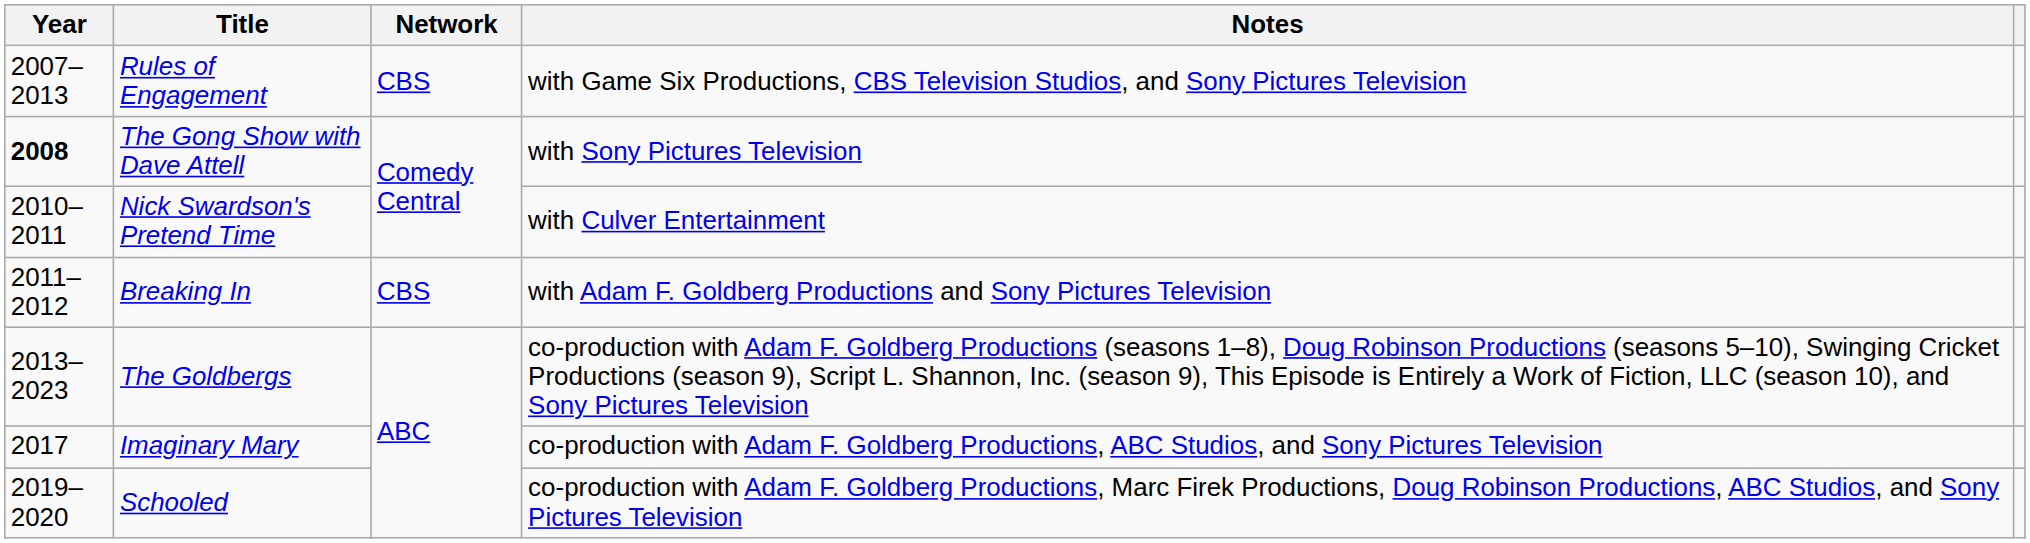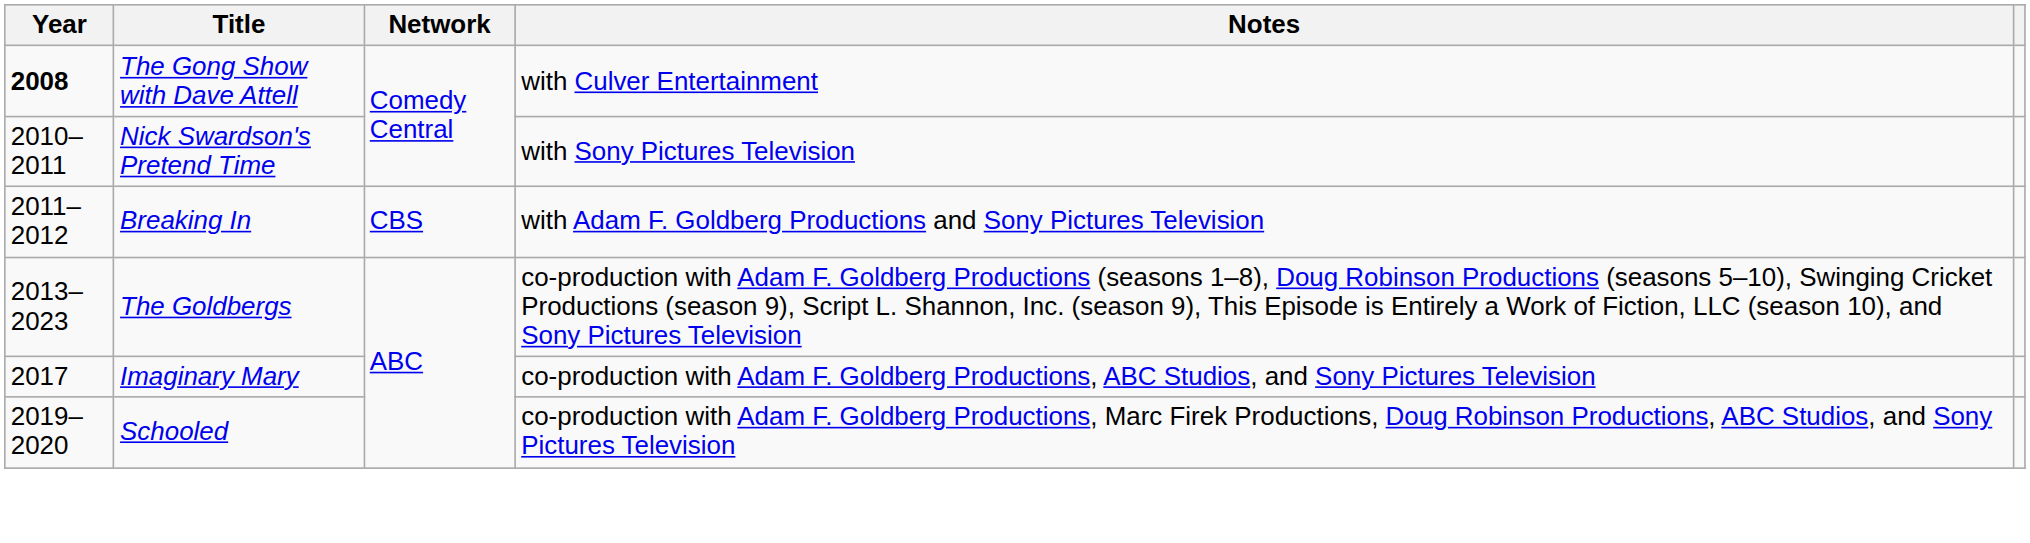- row: (193, 80)
(695, 151) with Sony Pictures Television -> (670, 80) with Culver Entertainment
(677, 221) with Culver Entertainment -> (688, 151) with Sony Pictures Television
